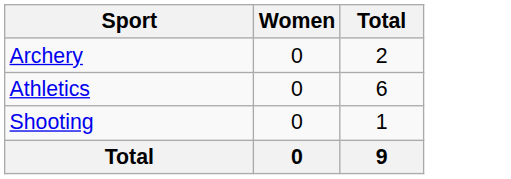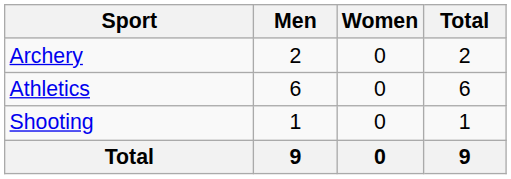+ column: (295, 21)
